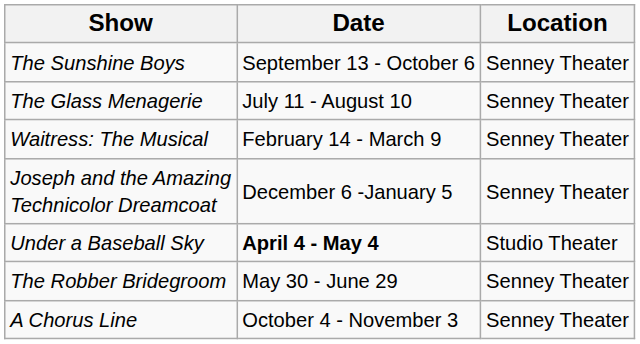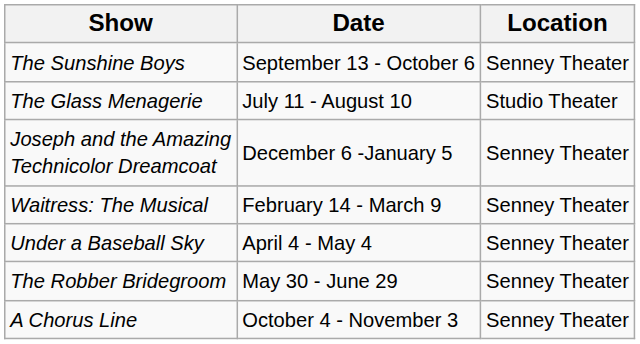(557, 101) Senney Theater -> (552, 101) Studio Theater
rows swapped: (121, 192) <-> (109, 138)
(310, 242) bold -> (307, 243) normal
(552, 243) Studio Theater -> (557, 243) Senney Theater
